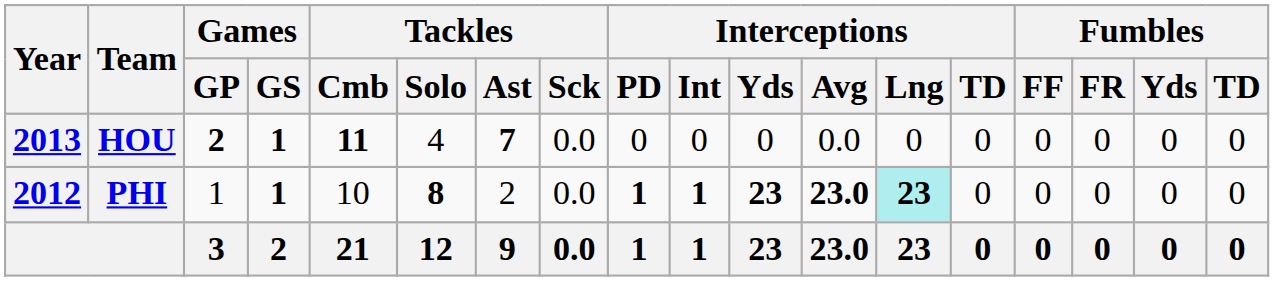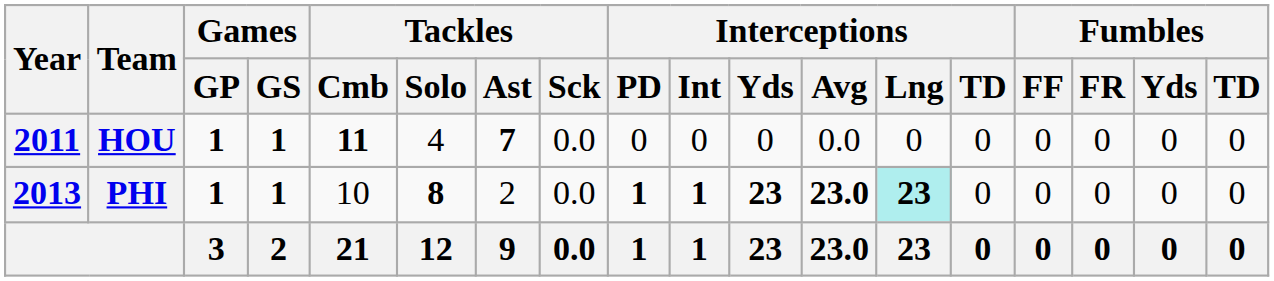(47, 139) 2013 -> (47, 139) 2011
(216, 139) 2 -> (216, 139) 1
(47, 193) 2012 -> (47, 193) 2013
(216, 193) normal -> (216, 193) bold
